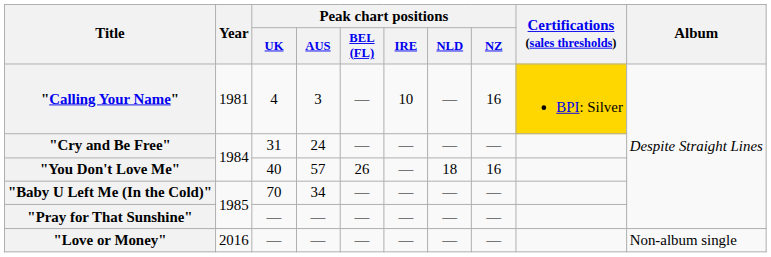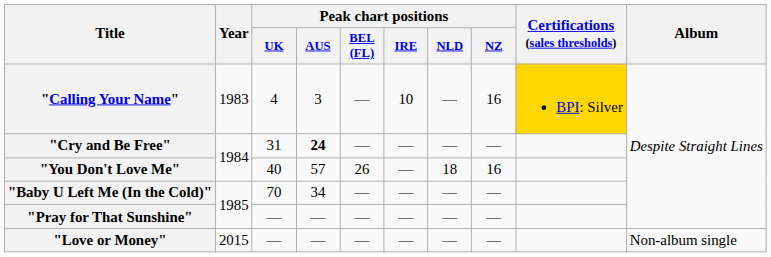(234, 98) 1981 -> (234, 98) 1983
(318, 145) normal -> (318, 145) bold
(234, 240) 2016 -> (234, 240) 2015
